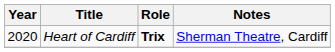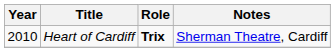(22, 36) 2020 -> (22, 36) 2010
